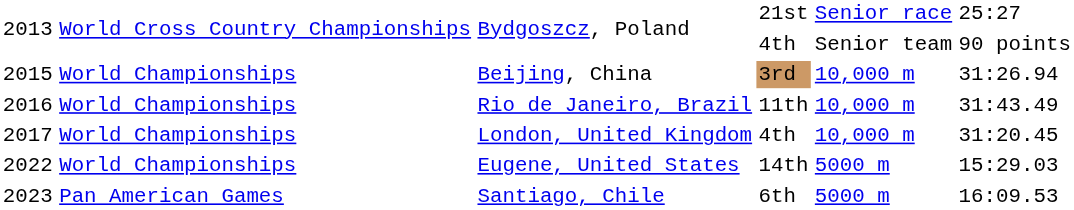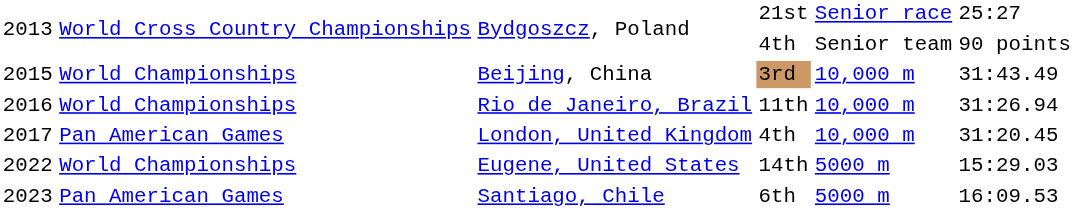(1009, 75) 31:26.94 -> (1009, 75) 31:43.49
(1009, 105) 31:43.49 -> (1009, 105) 31:26.94
(178, 135) World Championships -> (172, 135) Pan American Games
